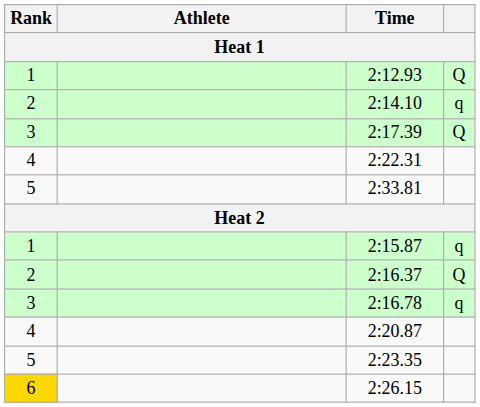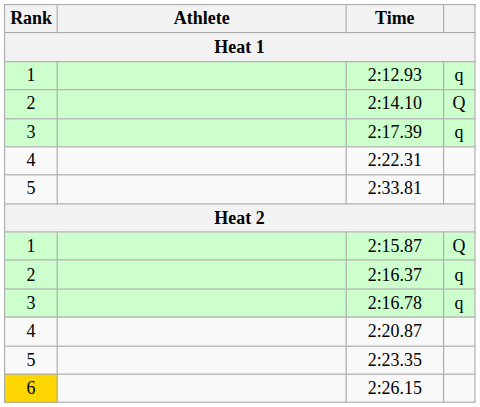(459, 75) Q -> (459, 75) q
(459, 103) q -> (459, 103) Q
(459, 132) Q -> (459, 132) q
(459, 246) q -> (459, 246) Q
(459, 274) Q -> (459, 274) q
